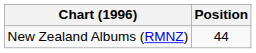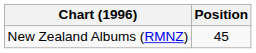(221, 36) 44 -> (221, 36) 45
